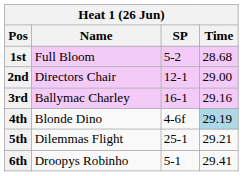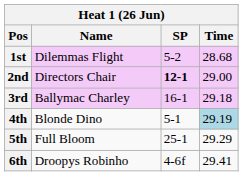(65, 56) Full Bloom -> (79, 56) Dilemmas Flight
(176, 77) normal -> (176, 77) bold
(217, 98) 29.16 -> (217, 98) 29.18
(175, 118) 4-6f -> (172, 118) 5-1
(79, 139) Dilemmas Flight -> (65, 139) Full Bloom
(217, 139) 29.21 -> (217, 139) 29.29
(172, 160) 5-1 -> (175, 160) 4-6f
